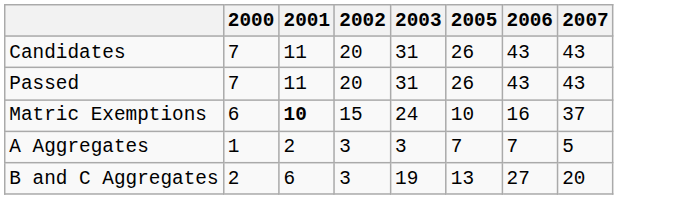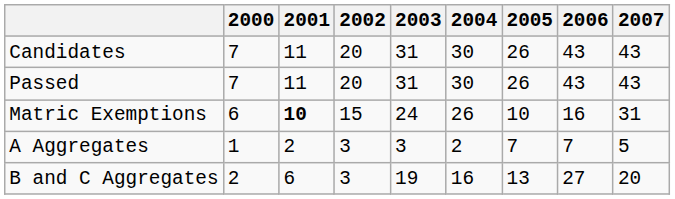+ column: (474, 21)
(574, 115) 37 -> (630, 115) 31
